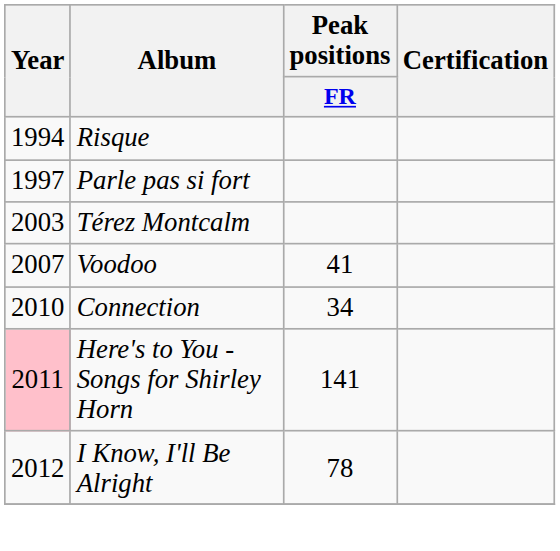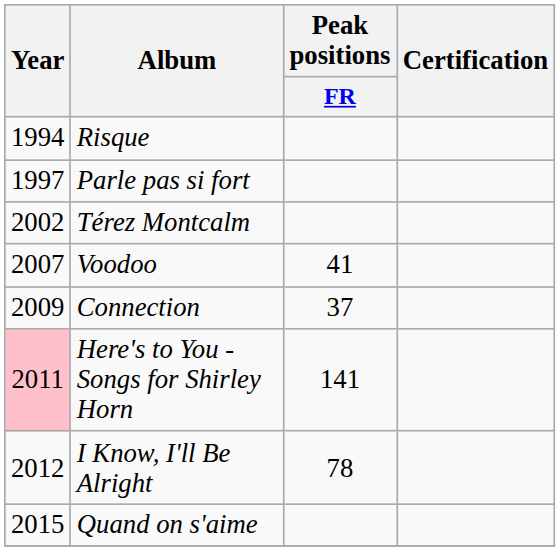(38, 222) 2003 -> (38, 222) 2002
(38, 307) 2010 -> (38, 307) 2009
(340, 307) 34 -> (340, 307) 37
+ row: (167, 524)
